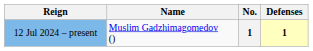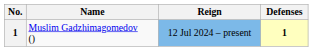columns swapped: (250, 12) <-> (55, 12)
